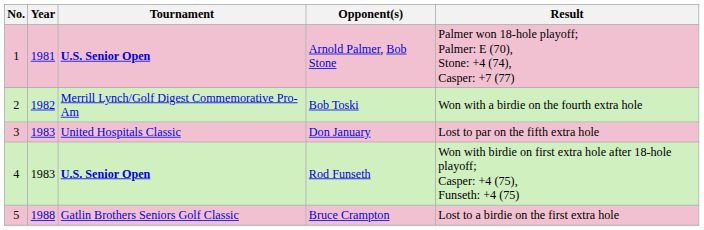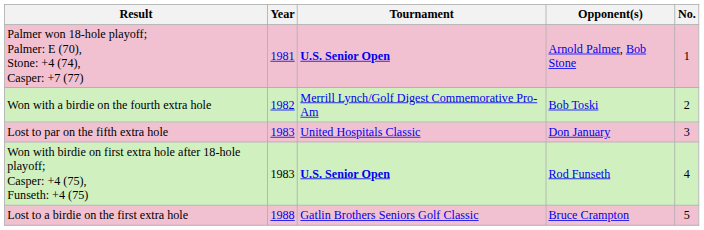columns swapped: (16, 14) <-> (567, 14)
